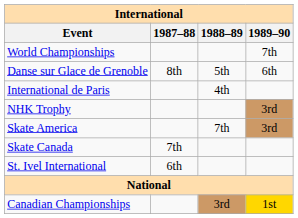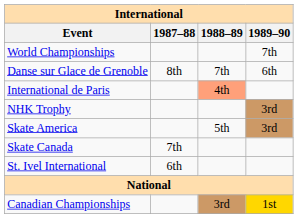(222, 71) 5th -> (222, 71) 7th
(222, 90) no background -> (222, 90) lightsalmon background
(222, 128) 7th -> (222, 128) 5th
